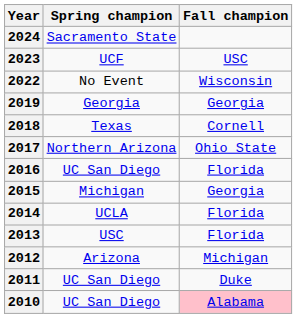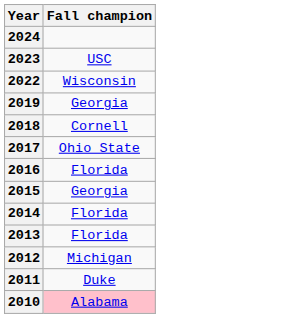- column: (112, 16)
